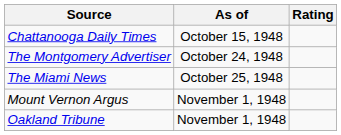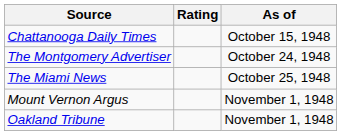columns swapped: (313, 15) <-> (232, 15)
